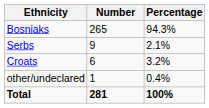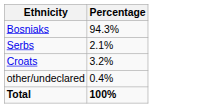- column: (116, 12)
